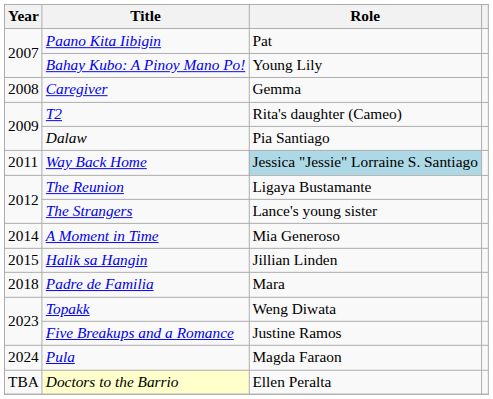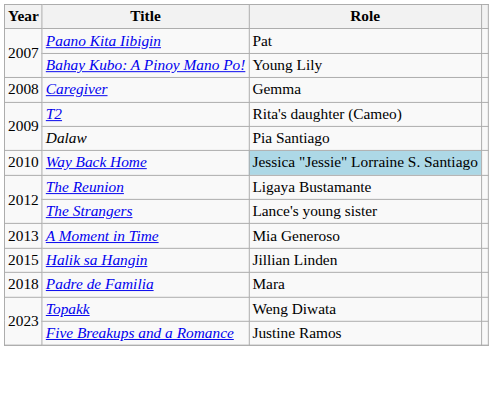(23, 162) 2011 -> (23, 162) 2010
(23, 235) 2014 -> (23, 235) 2013
- row: (60, 357)
- row: (112, 382)
